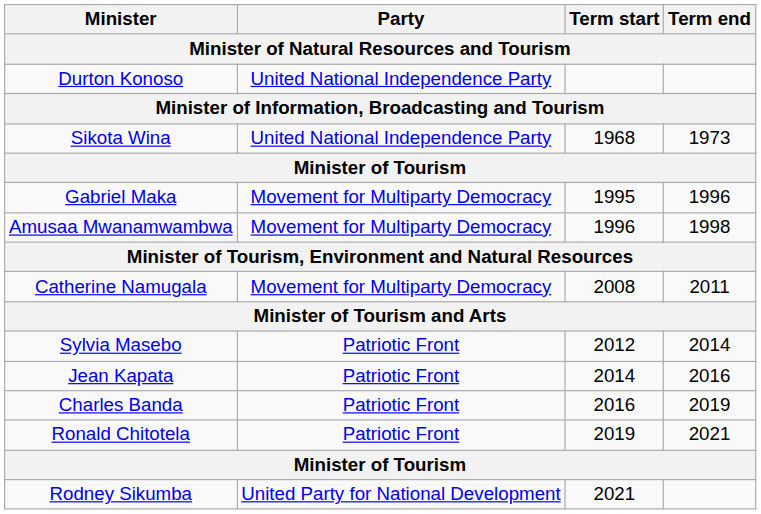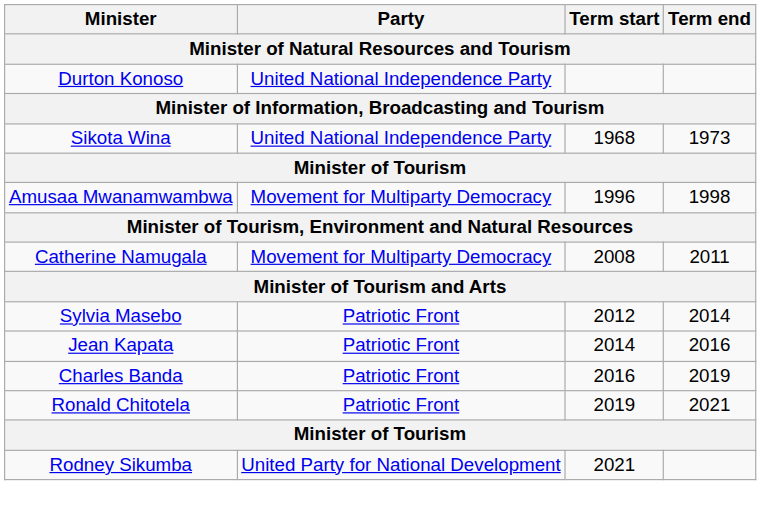- row: (121, 197)
